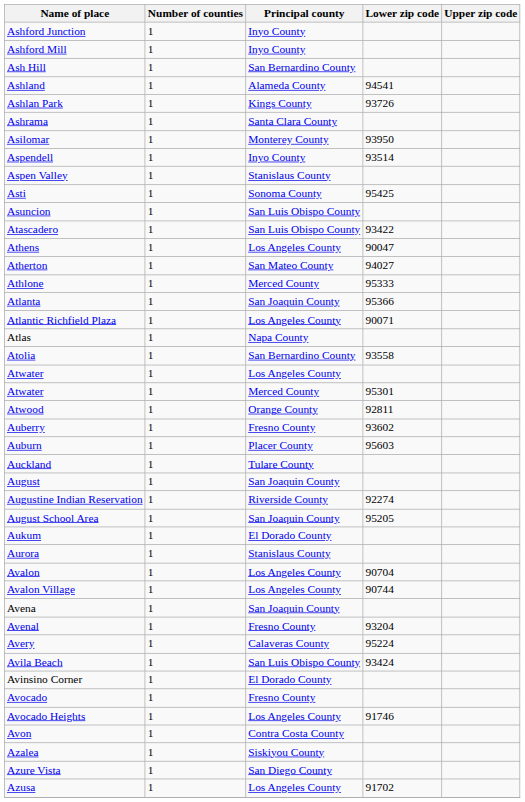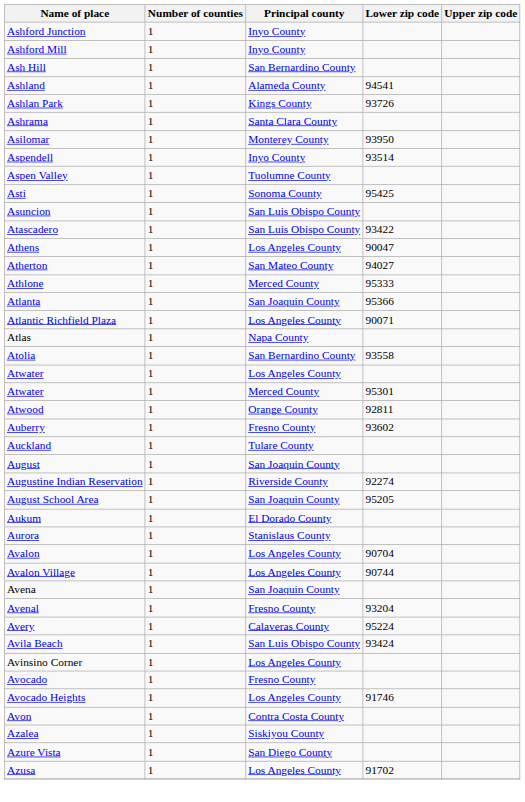(289, 175) Stanislaus County -> (289, 175) Tuolumne County
- row: (24, 445)
(290, 680) El Dorado County -> (295, 662) Los Angeles County
